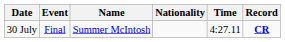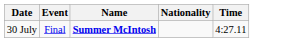- column: (262, 12)
(111, 29) normal -> (114, 29) bold
